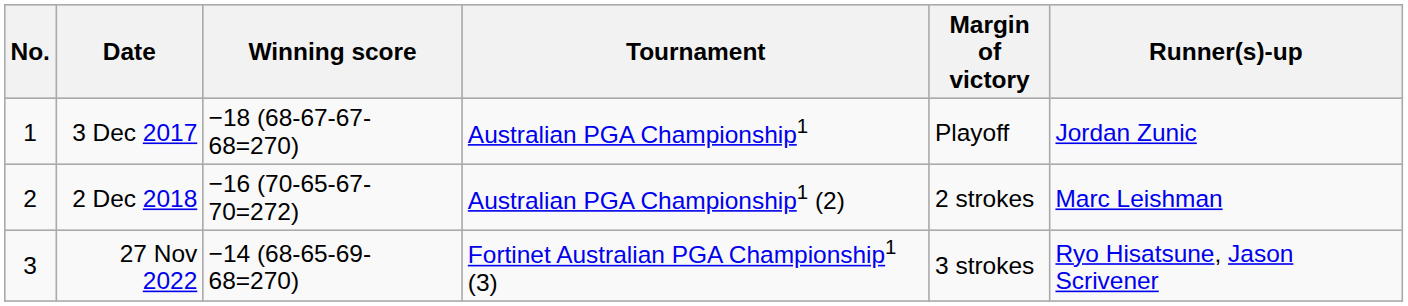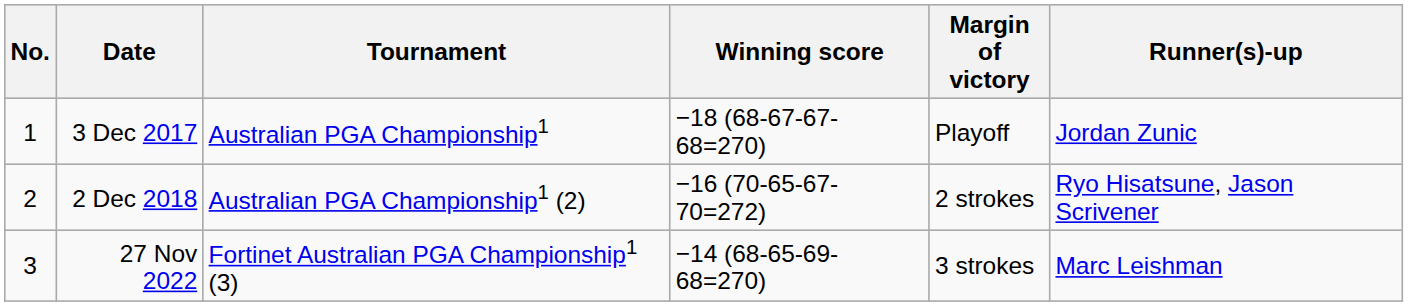columns swapped: (696, 52) <-> (333, 52)
(1139, 198) Marc Leishman -> (1174, 198) Ryo Hisatsune, Jason Scrivener
(1174, 266) Ryo Hisatsune, Jason Scrivener -> (1139, 266) Marc Leishman
